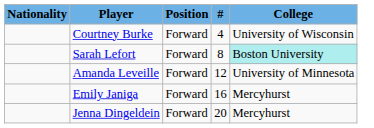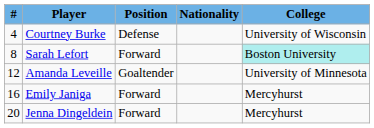columns swapped: (220, 14) <-> (37, 14)
(187, 34) Forward -> (139, 34) Defense
(187, 73) Forward -> (146, 73) Goaltender
